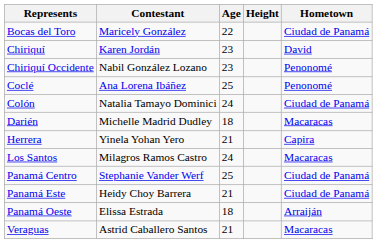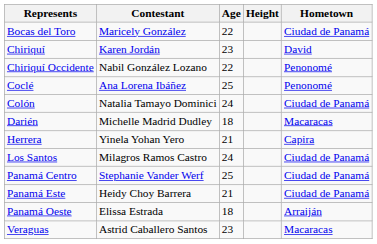(227, 67) 23 -> (227, 67) 22
(308, 157) Macaracas -> (327, 157) Ciudad de Panamá
(227, 229) 21 -> (227, 229) 23
